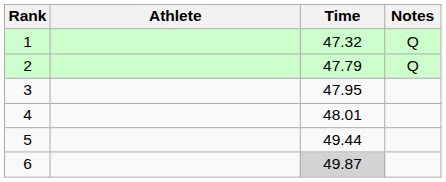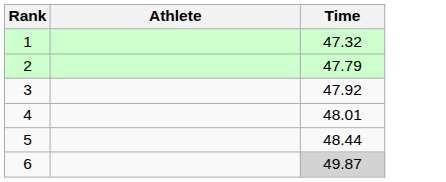- column: (413, 16)
(342, 90) 47.95 -> (342, 90) 47.92
(342, 139) 49.44 -> (342, 139) 48.44
